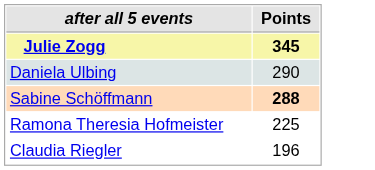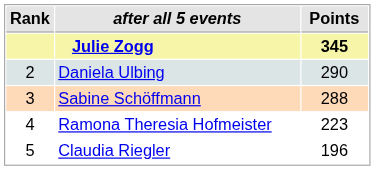+ column: (30, 19)
(286, 99) bold -> (334, 99) normal
(286, 125) 225 -> (334, 125) 223
